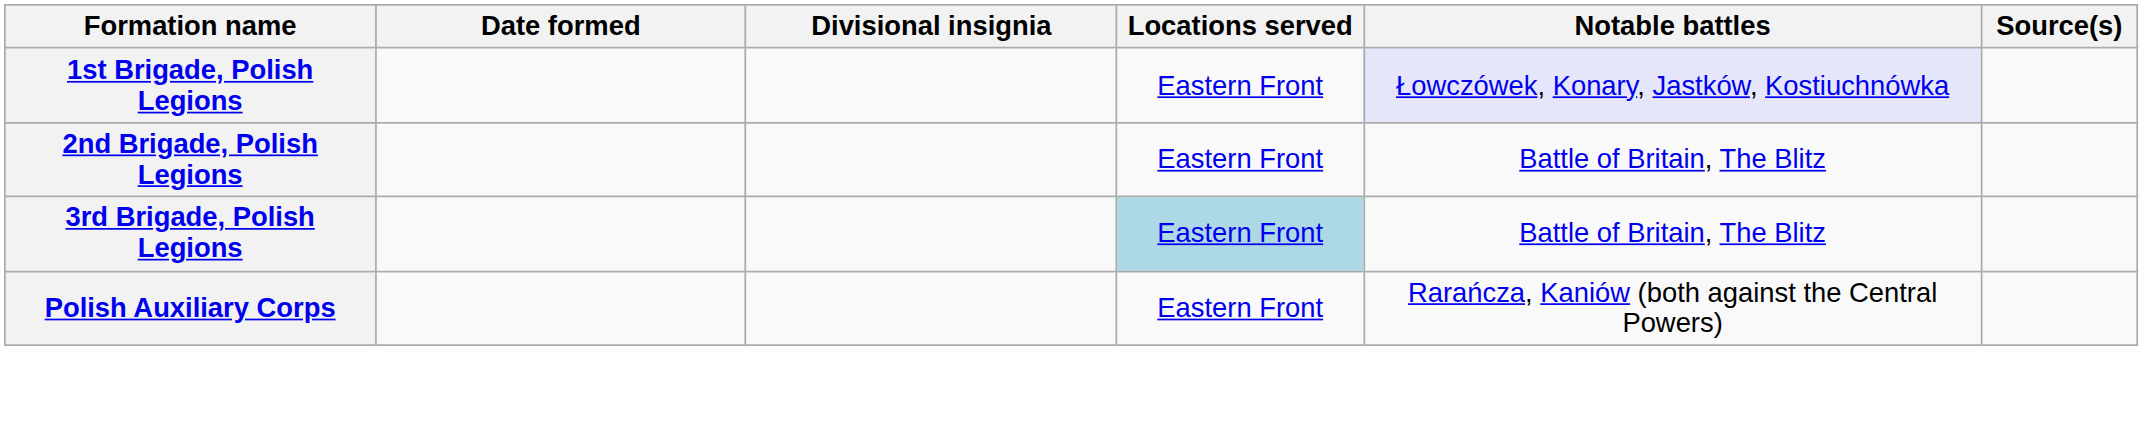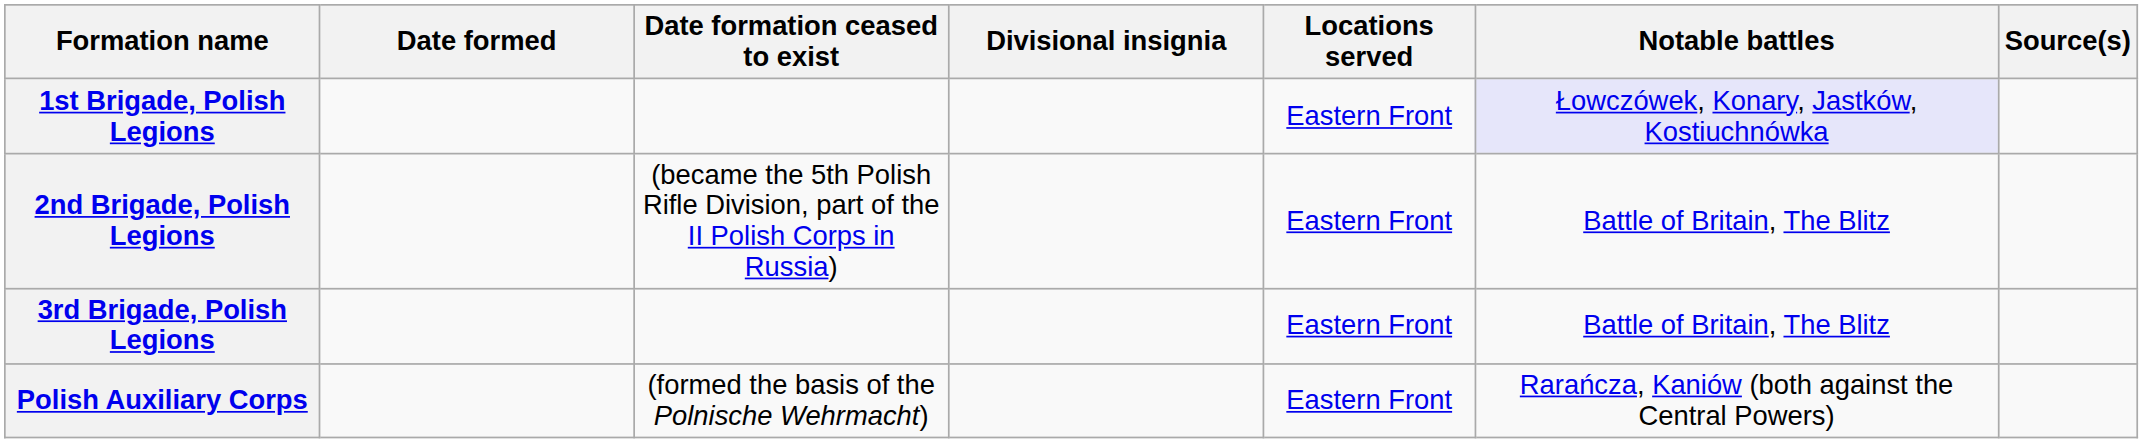+ column: (791, 41)
(1240, 233) lightblue background -> (1369, 325) no background
